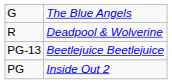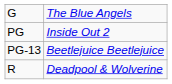rows swapped: (16, 69) <-> (12, 32)
